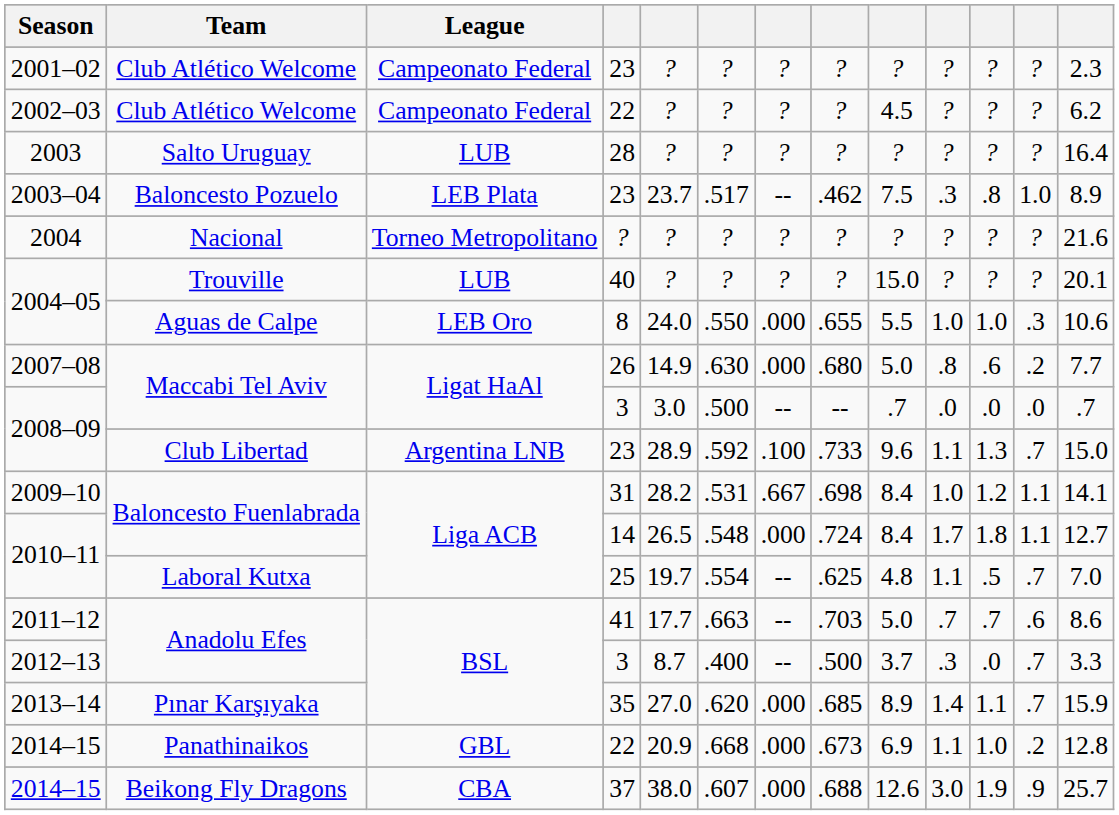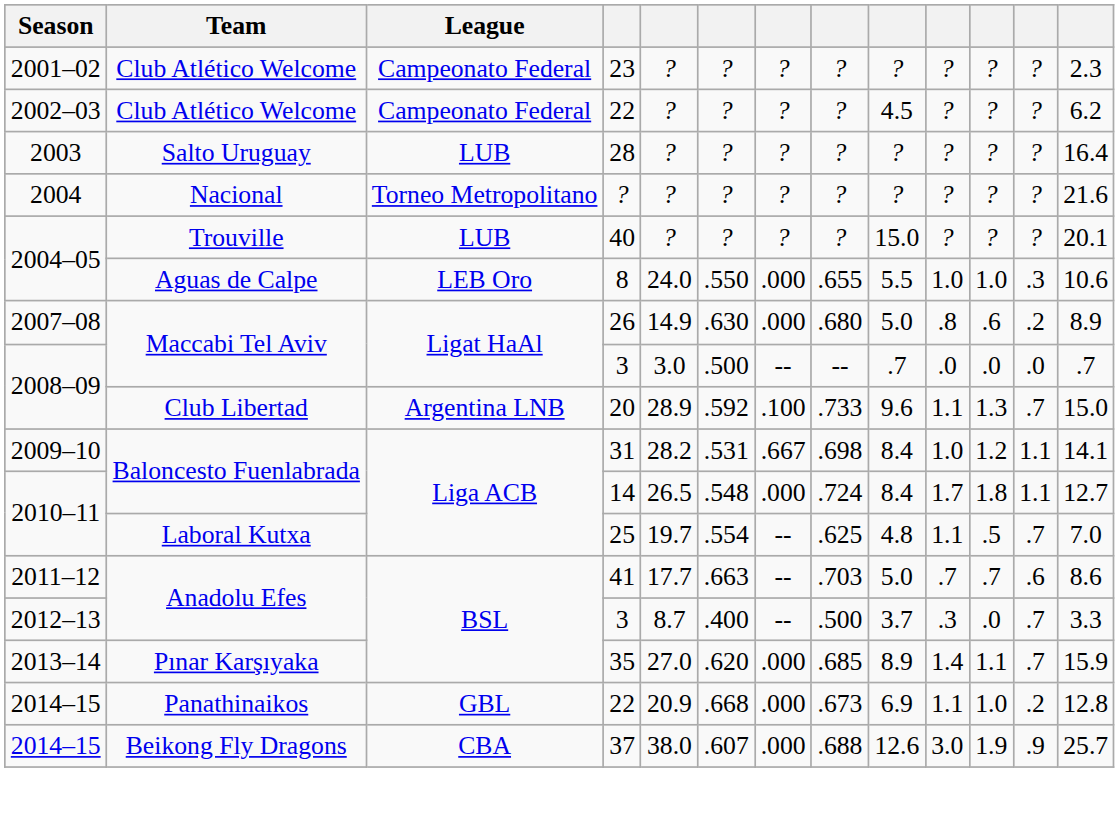- row: (56, 195)
(1086, 364) 7.7 -> (1086, 322) 8.9
(622, 449) 23 -> (622, 407) 20
